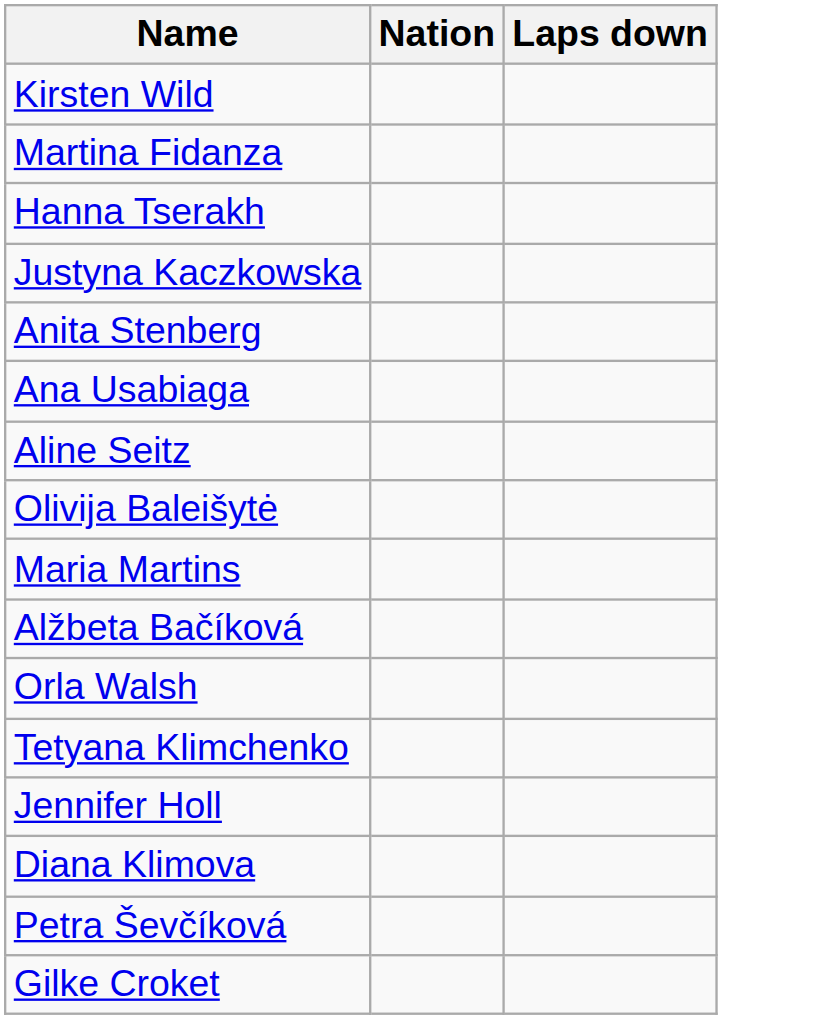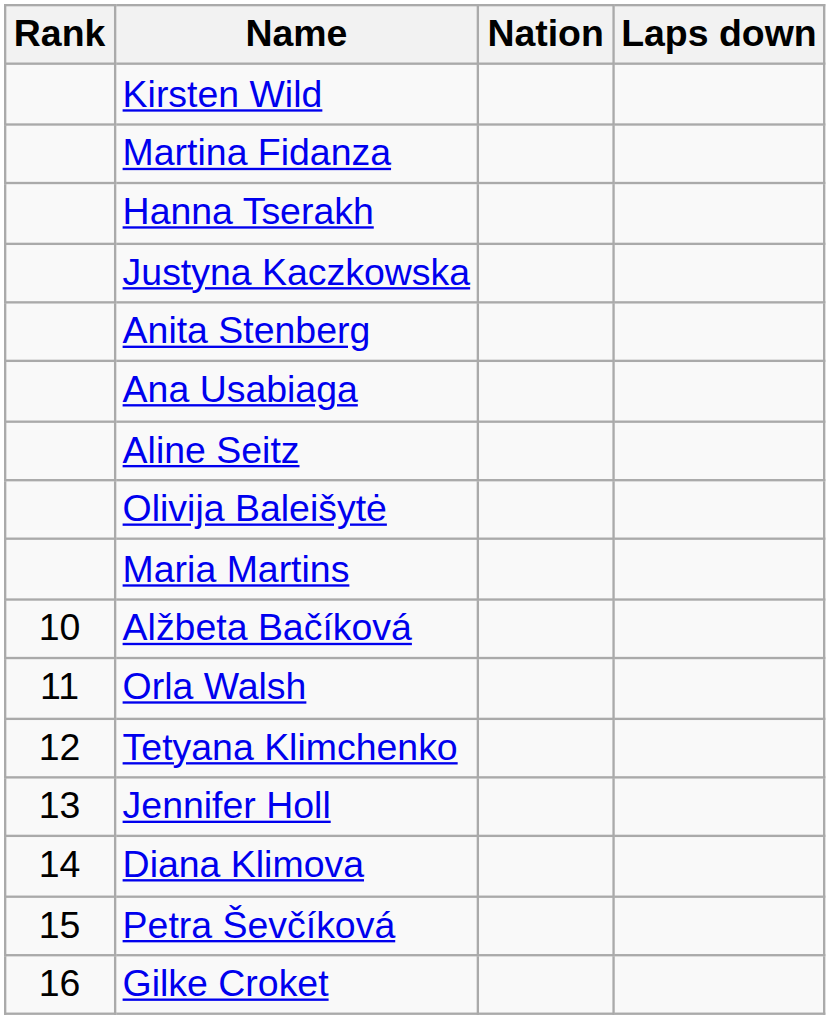+ column: (60, 34)
